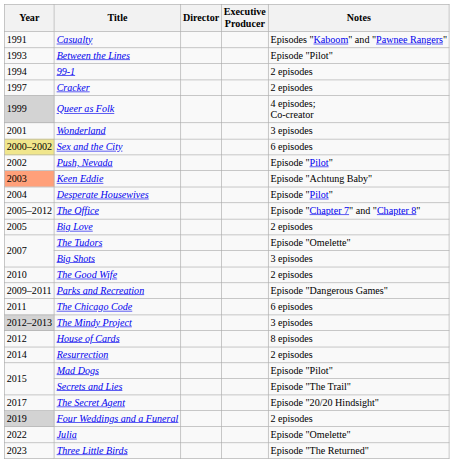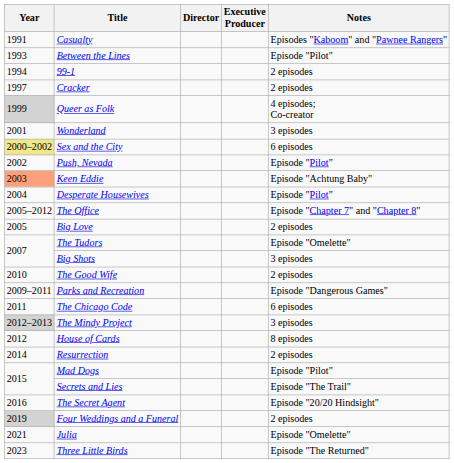(17, 402) 2017 -> (17, 402) 2016
(17, 434) 2022 -> (17, 434) 2021
